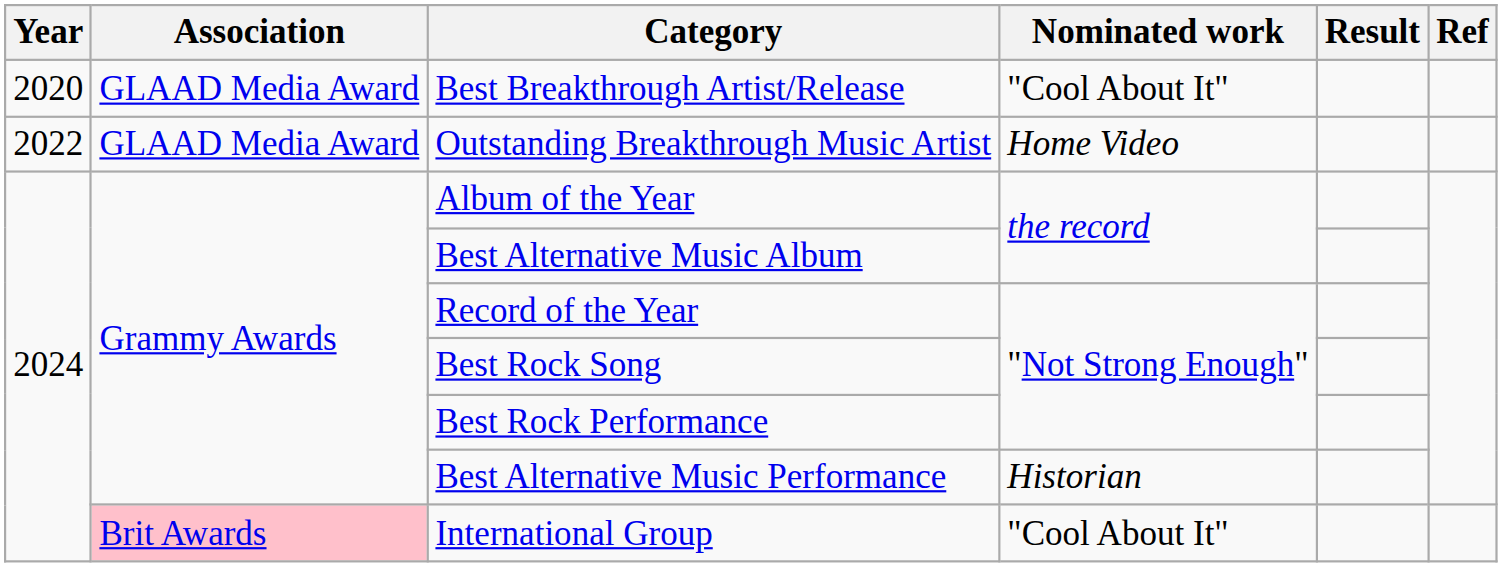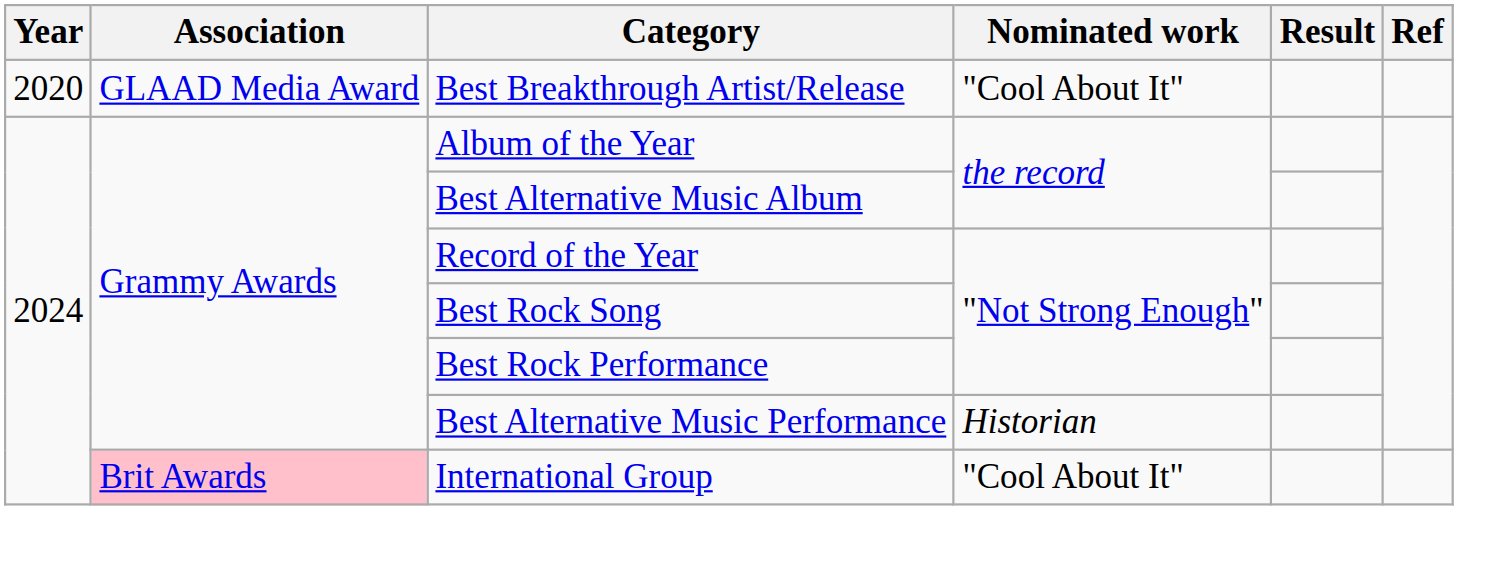- row: (713, 143)
